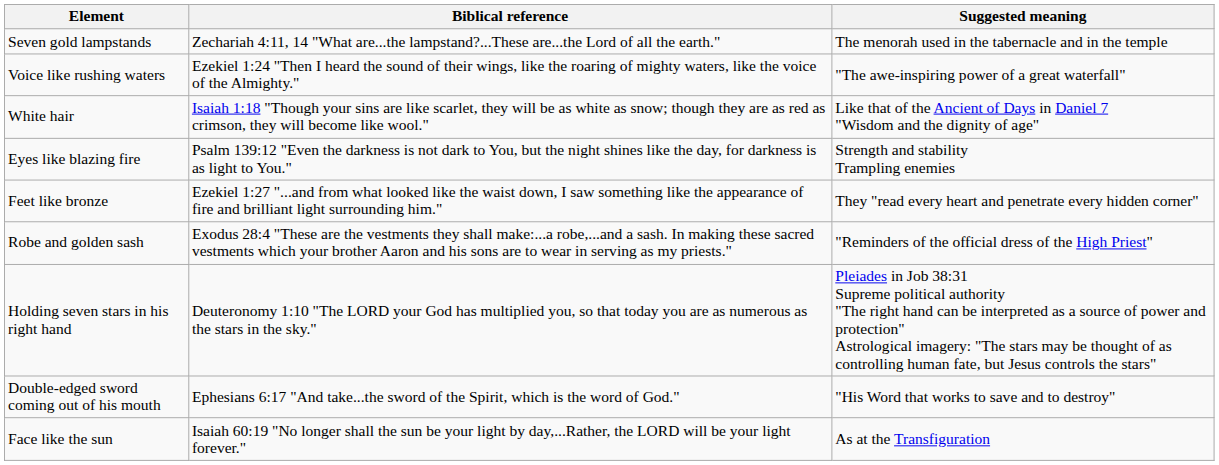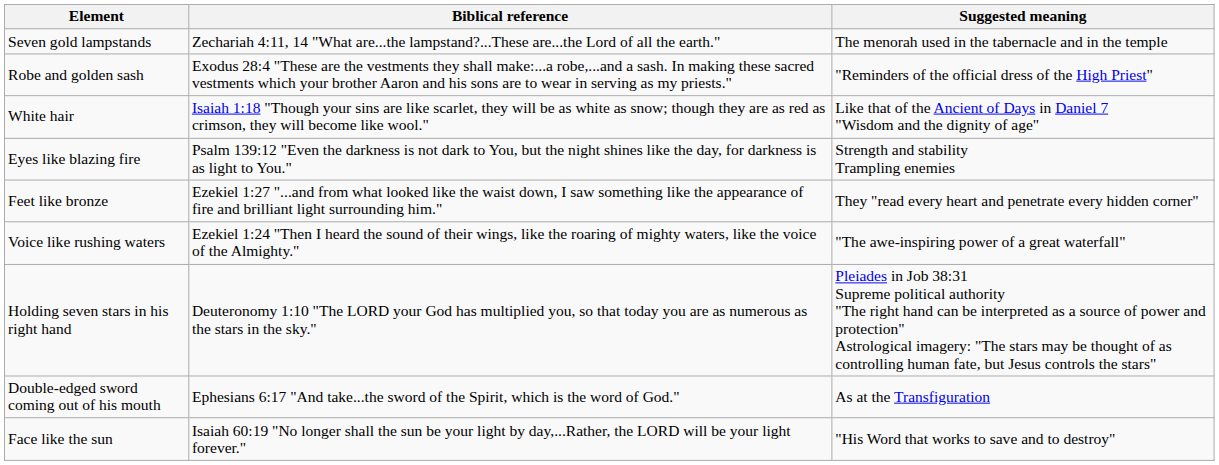rows swapped: (76, 243) <-> (87, 74)
(975, 397) "His Word that works to save and to destroy" -> (913, 397) As at the Transfiguration
(913, 439) As at the Transfiguration -> (975, 439) "His Word that works to save and to destroy"
